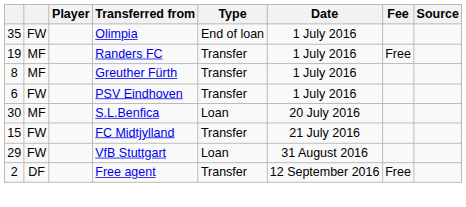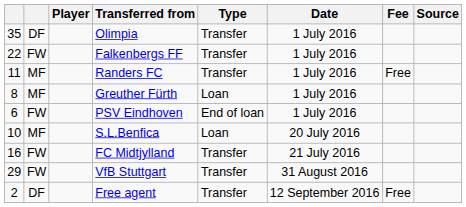(37, 34) FW -> (37, 34) DF
(232, 34) End of loan -> (224, 34) Transfer
+ row: (139, 53)
(14, 53) 19 -> (14, 73) 11
(224, 73) Transfer -> (215, 93) Loan
(224, 93) Transfer -> (232, 113) End of loan
(14, 113) 30 -> (14, 133) 10
(14, 133) 15 -> (14, 152) 16
(215, 152) Loan -> (224, 172) Transfer
